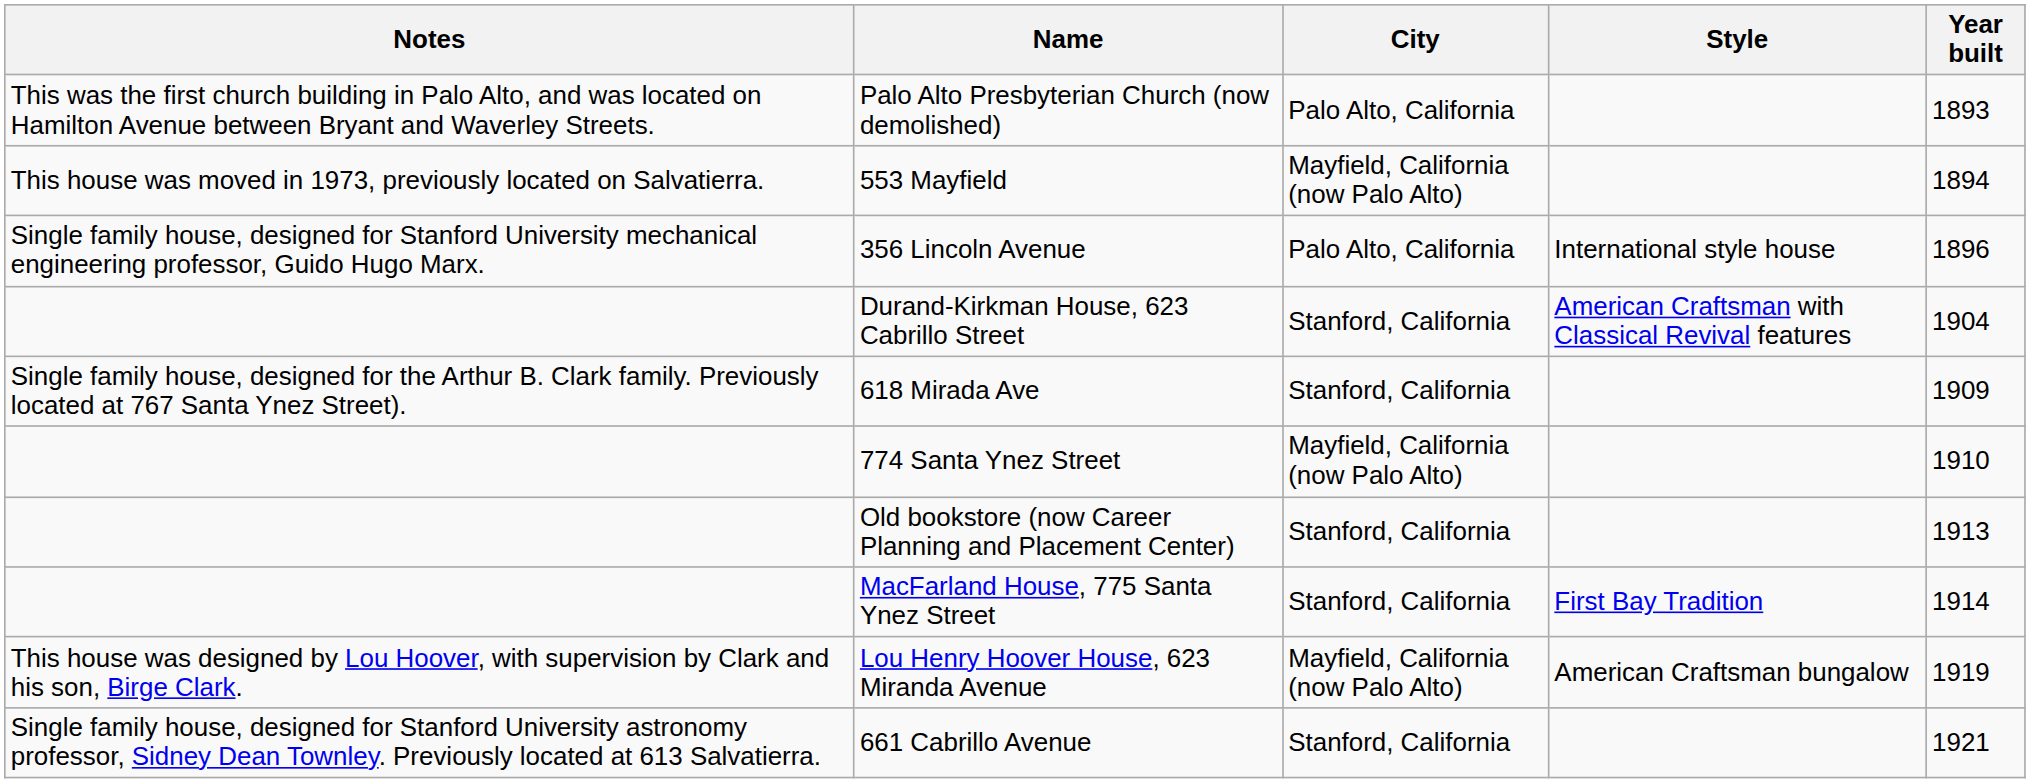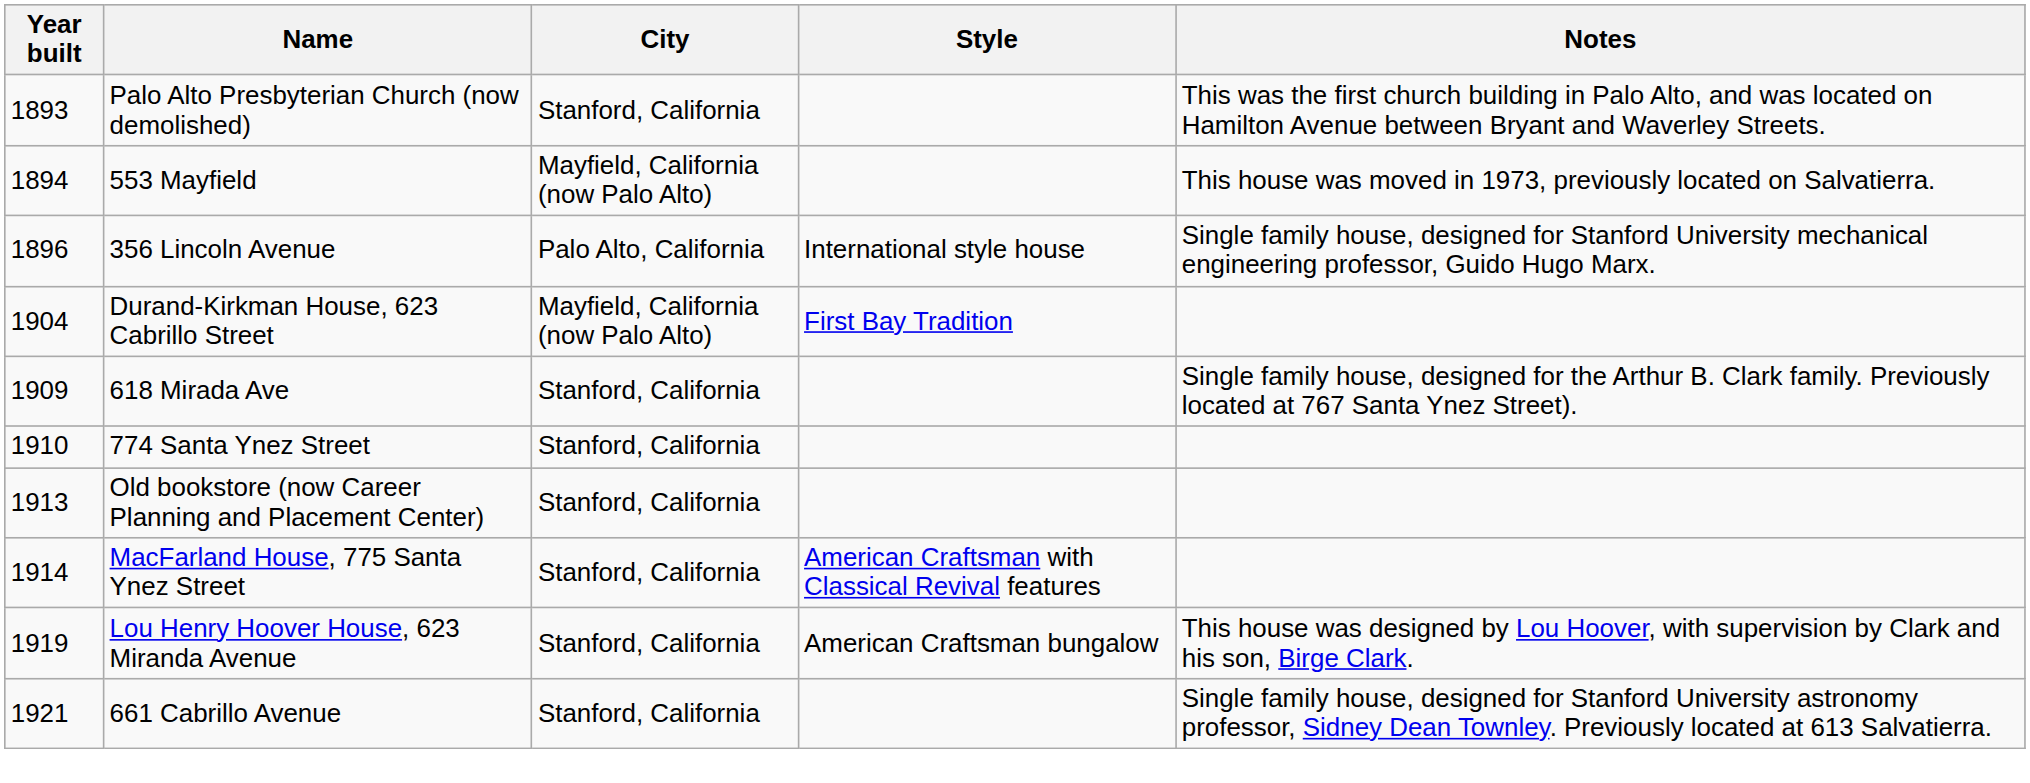columns swapped: (1976, 39) <-> (429, 39)
(1401, 109) Palo Alto, California -> (649, 109) Stanford, California
(1399, 320) Stanford, California -> (648, 320) Mayfield, California (now Palo Alto)
(1703, 320) American Craftsman with Classical Revival features -> (908, 320) First Bay Tradition
(1398, 461) Mayfield, California (now Palo Alto) -> (649, 446) Stanford, California
(1659, 601) First Bay Tradition -> (952, 572) American Craftsman with Classical Revival features
(1398, 672) Mayfield, California (now Palo Alto) -> (649, 642) Stanford, California
